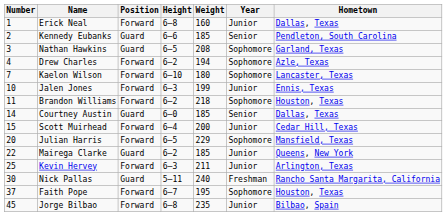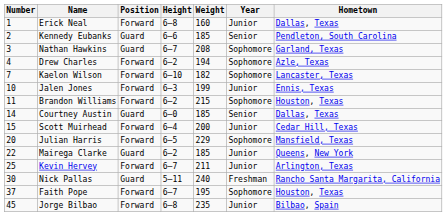(170, 50) 6–5 -> (170, 50) 6–7
(203, 76) 180 -> (203, 76) 182
(203, 102) 218 -> (203, 102) 215
(170, 167) 6–3 -> (170, 167) 6–7
